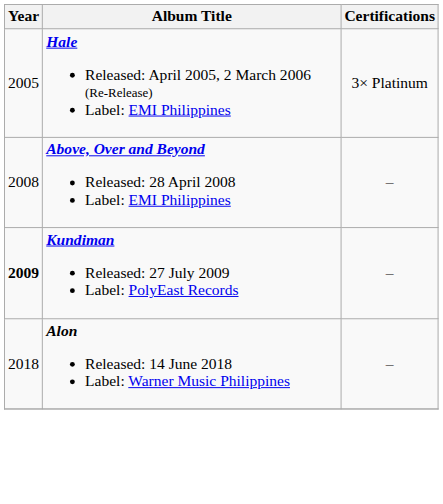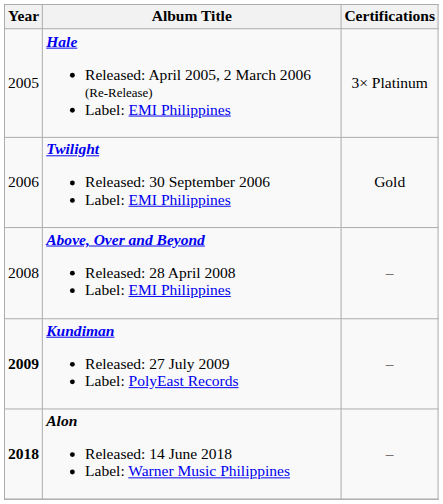+ row: (192, 175)
(24, 363) normal -> (24, 454) bold
